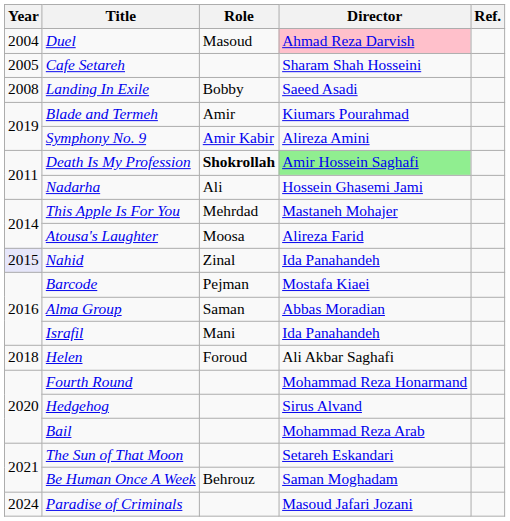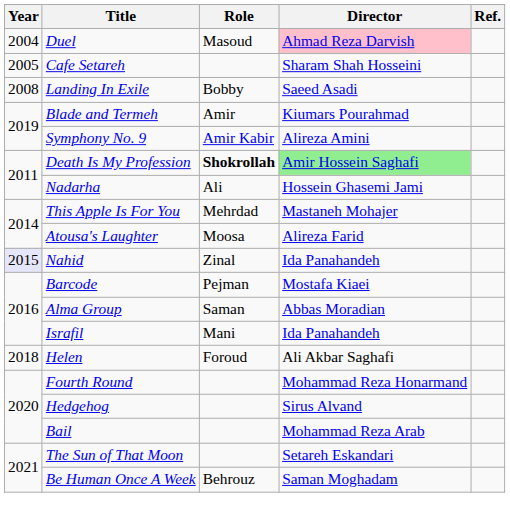- row: (114, 503)
